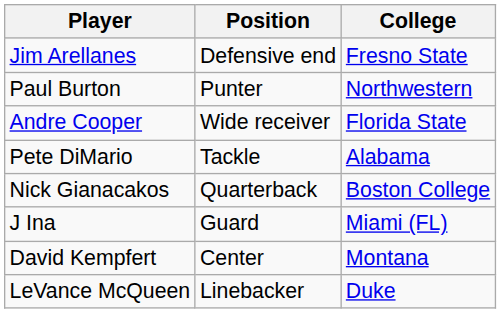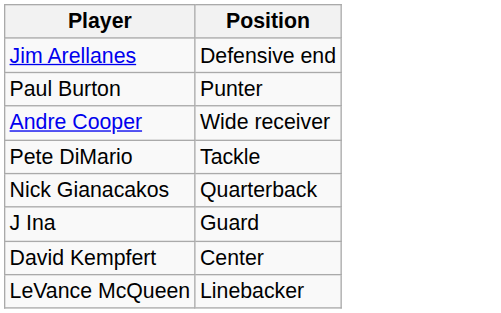- column: (418, 21)
